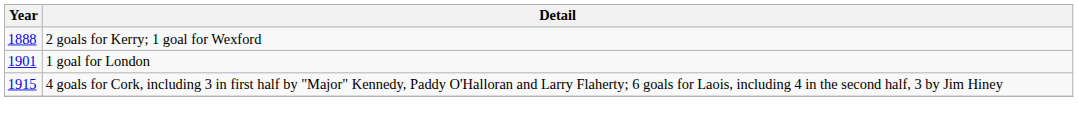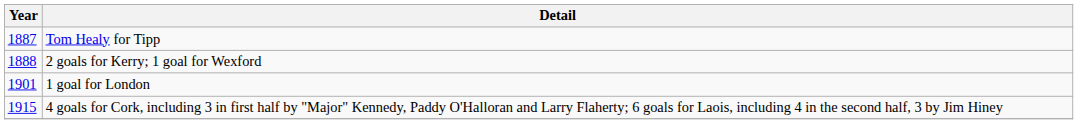+ row: (103, 38)
